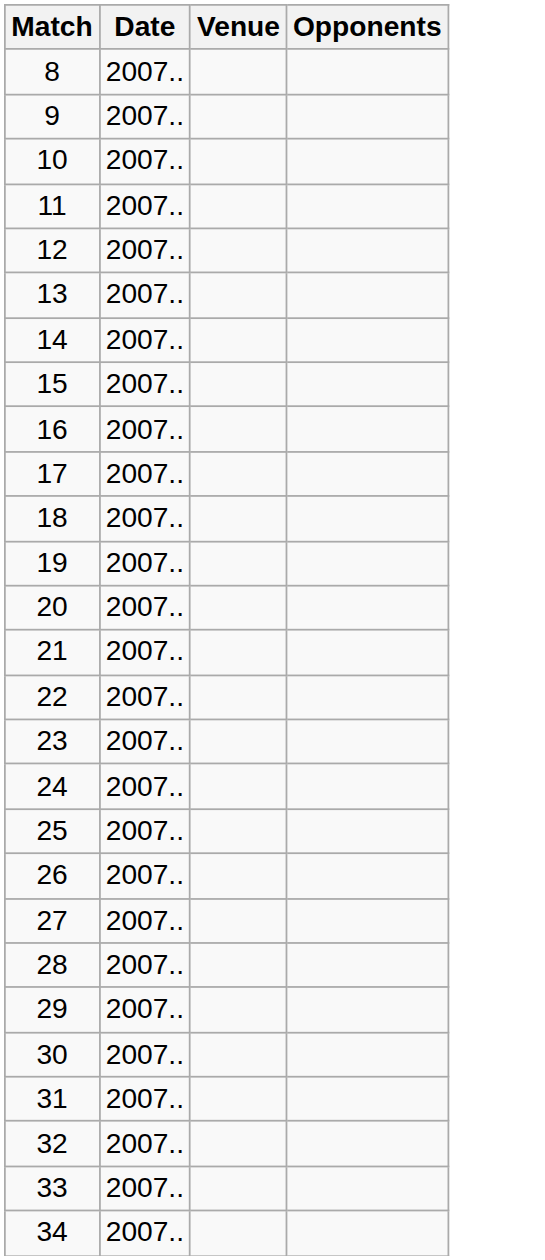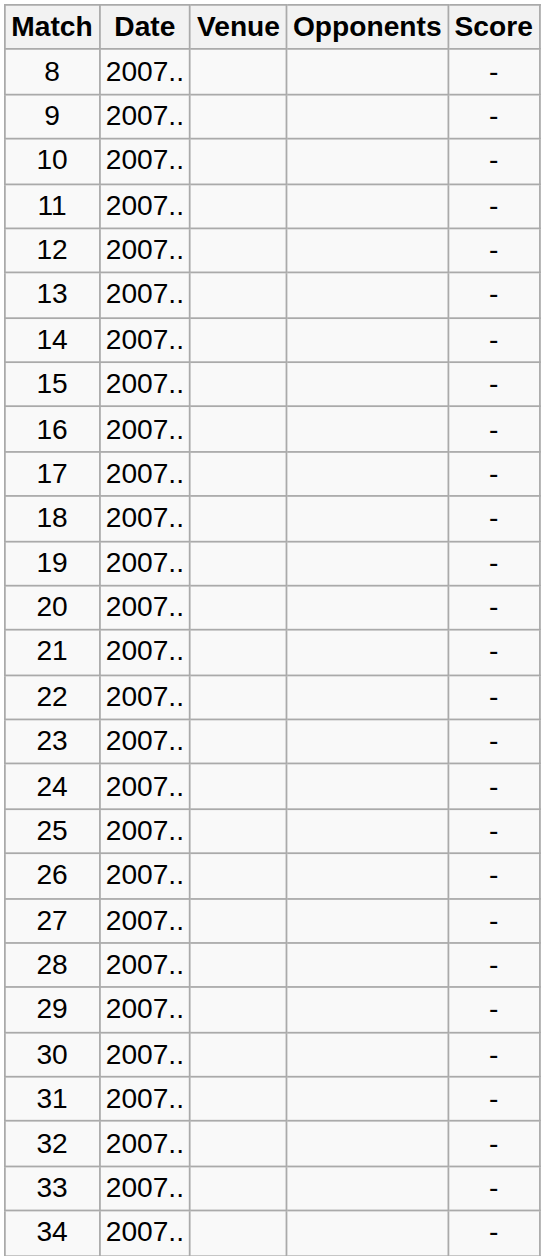+ column: (494, 26)
